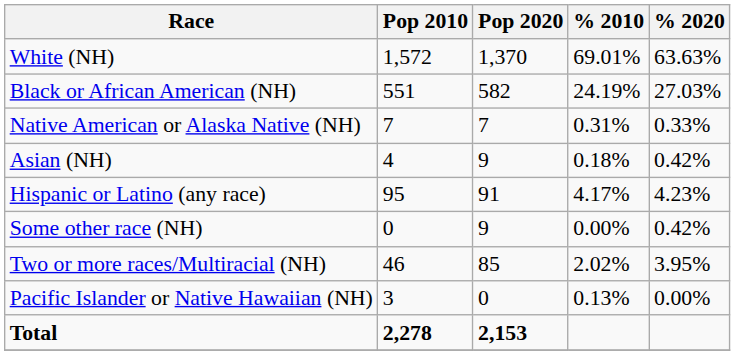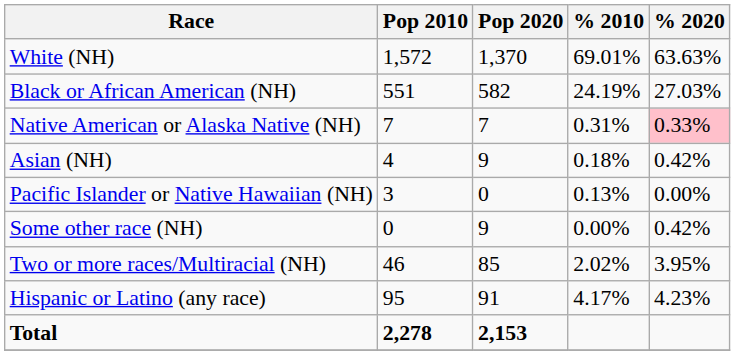(682, 125) no background -> (682, 125) pink background
rows swapped: (191, 297) <-> (138, 194)
